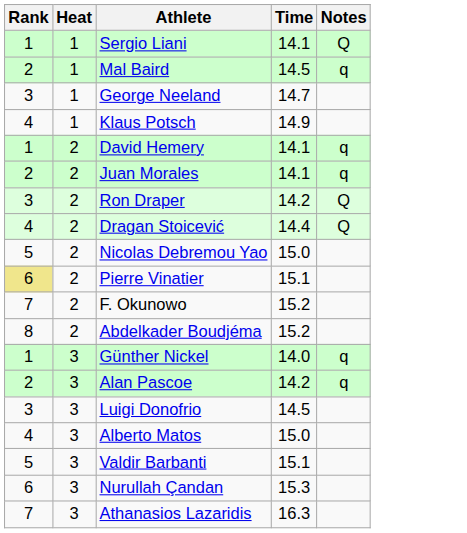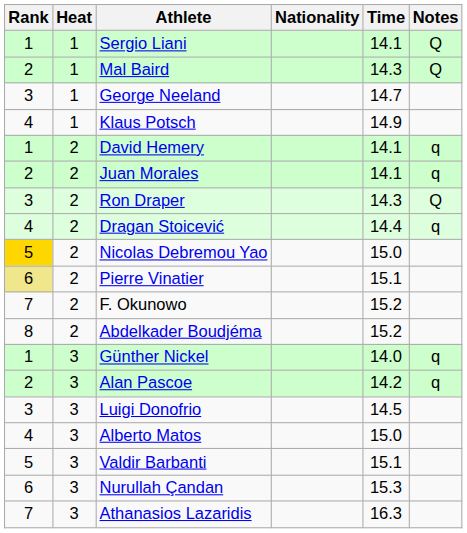+ column: (317, 17)
(294, 69) 14.5 -> (386, 69) 14.3
(344, 69) q -> (436, 69) Q
(294, 200) 14.2 -> (386, 200) 14.3
(344, 226) Q -> (436, 226) q
(28, 252) no background -> (28, 252) gold background
